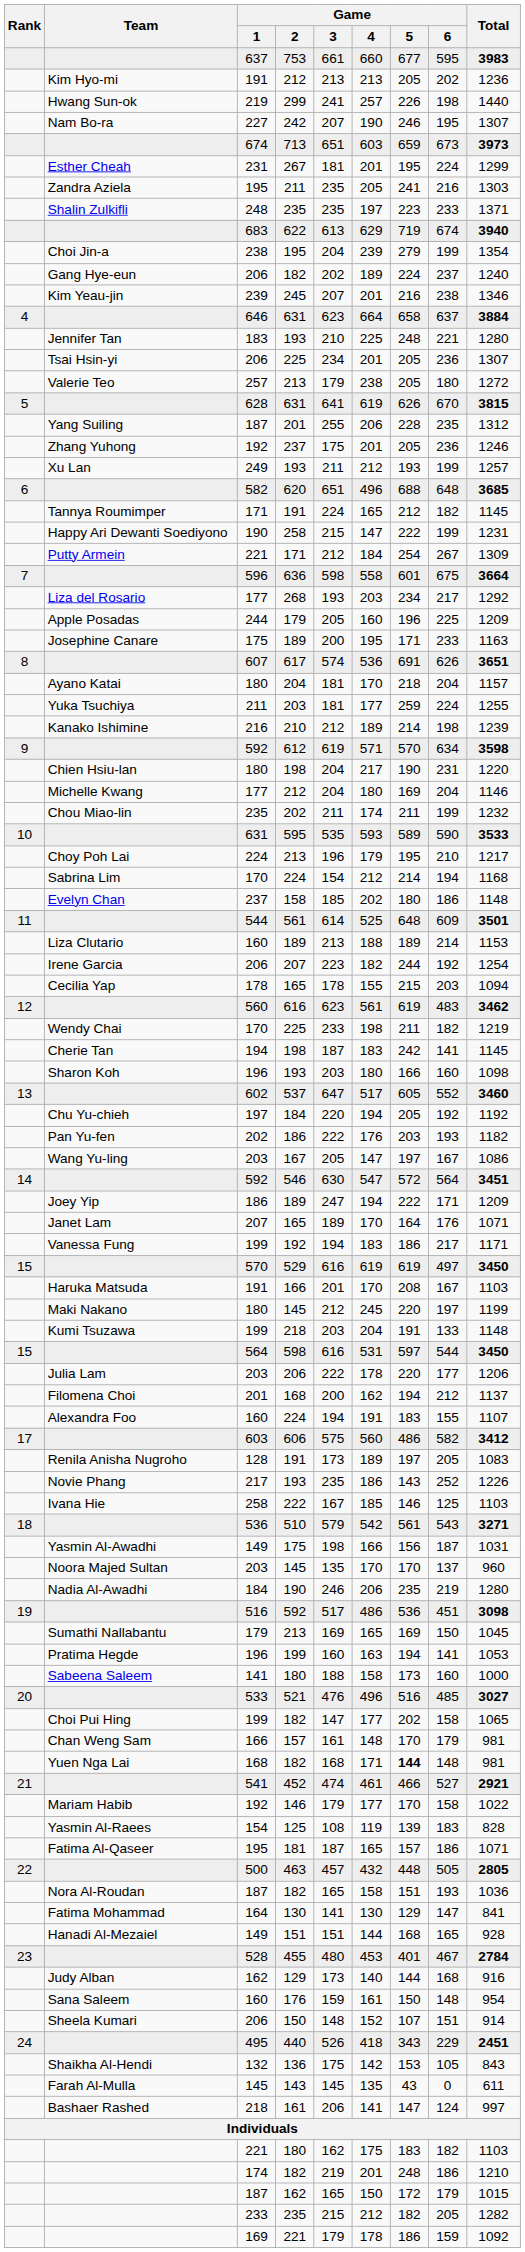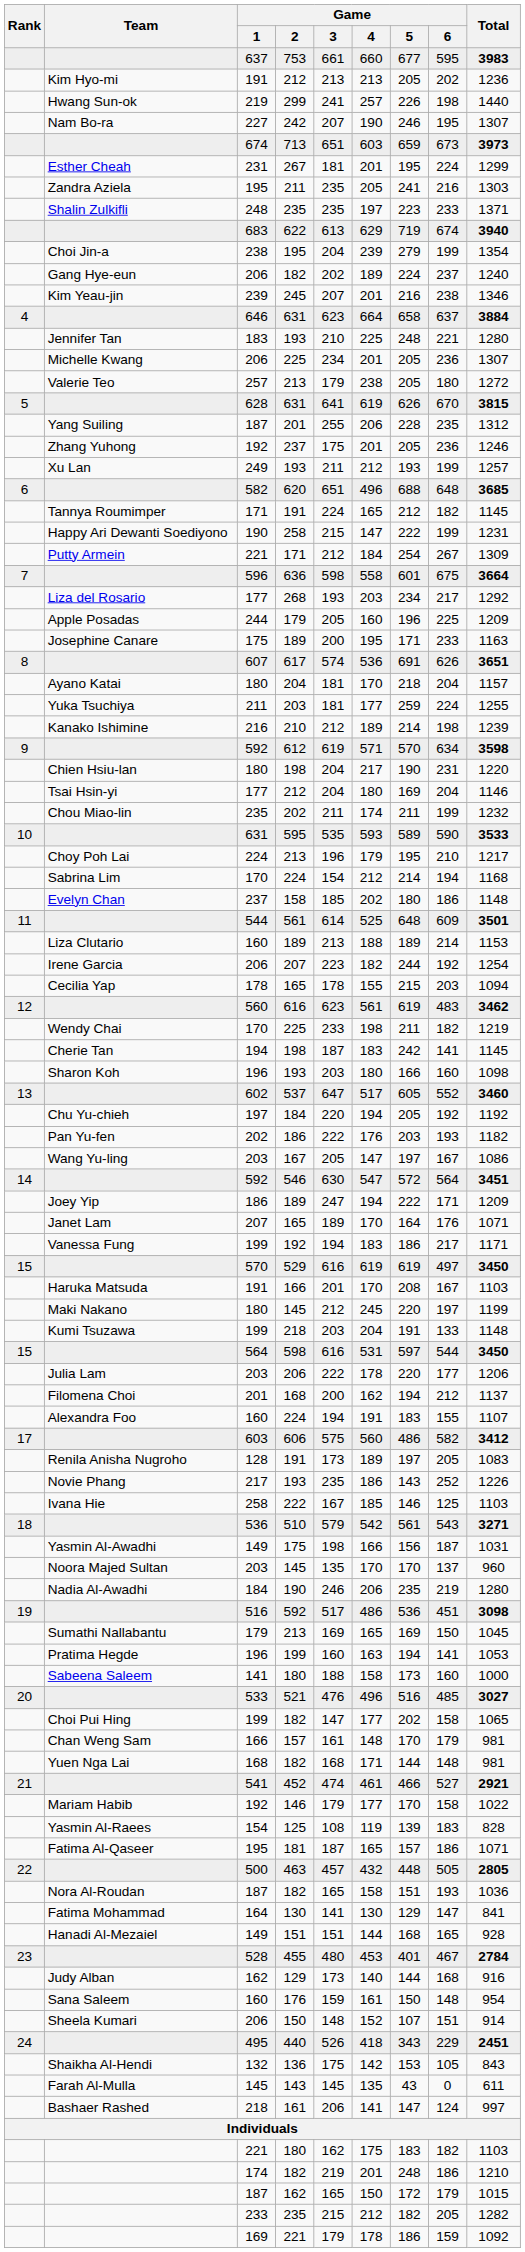(82, 360) Tsai Hsin-yi -> (95, 360) Michelle Kwang
(95, 791) Michelle Kwang -> (82, 791) Tsai Hsin-yi
(409, 1762) bold -> (409, 1762) normal
